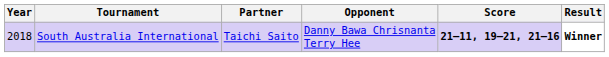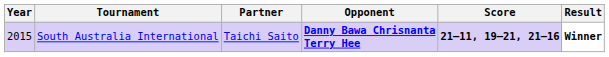(19, 37) 2018 -> (19, 37) 2015
(370, 37) normal -> (370, 37) bold
